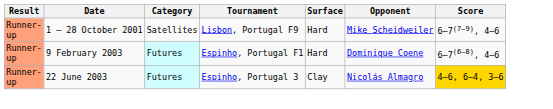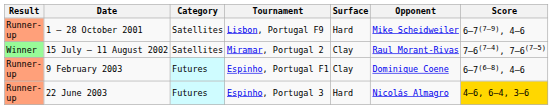+ row: (107, 50)
(318, 53) Hard -> (343, 69) Clay
(318, 77) Clay -> (343, 93) Hard
